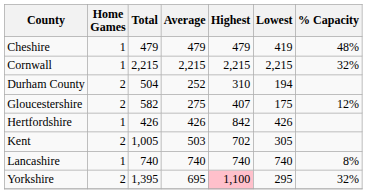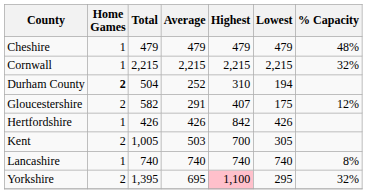(284, 46) 419 -> (284, 46) 479
(123, 84) normal -> (123, 84) bold
(196, 103) 275 -> (196, 103) 291
(241, 141) 702 -> (241, 141) 700
